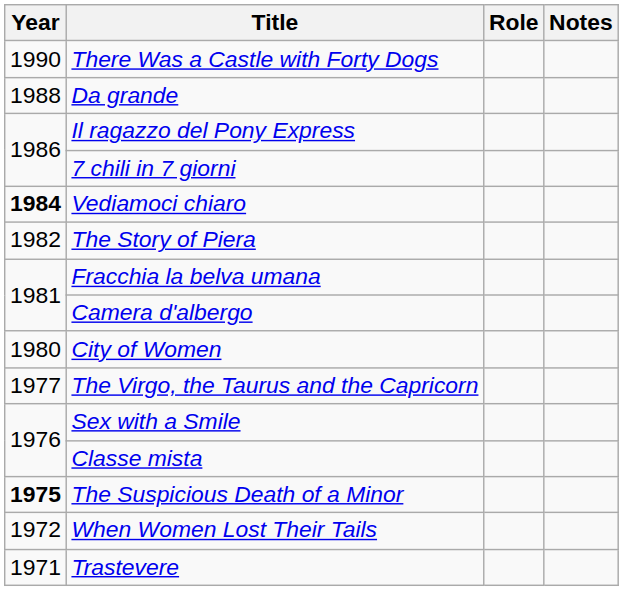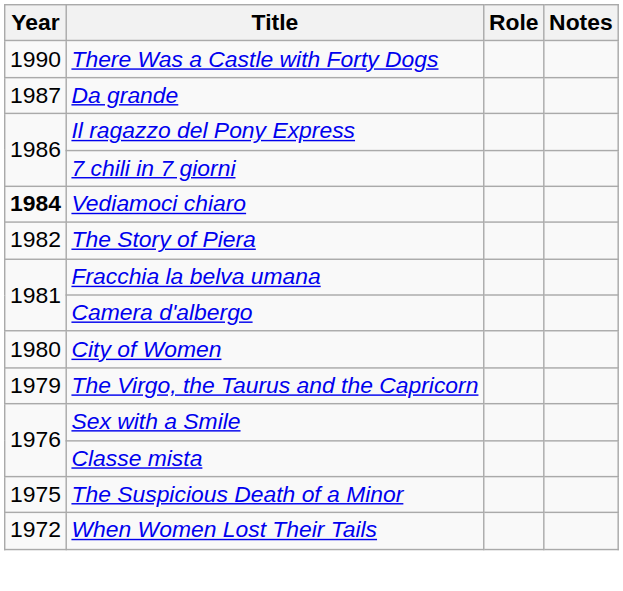(35, 95) 1988 -> (35, 95) 1987
(35, 385) 1977 -> (35, 385) 1979
(35, 494) bold -> (35, 494) normal
- row: (125, 566)
